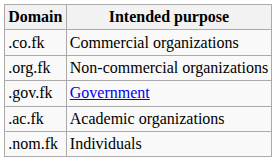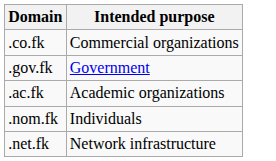- row: (29, 67)
+ row: (29, 144)
